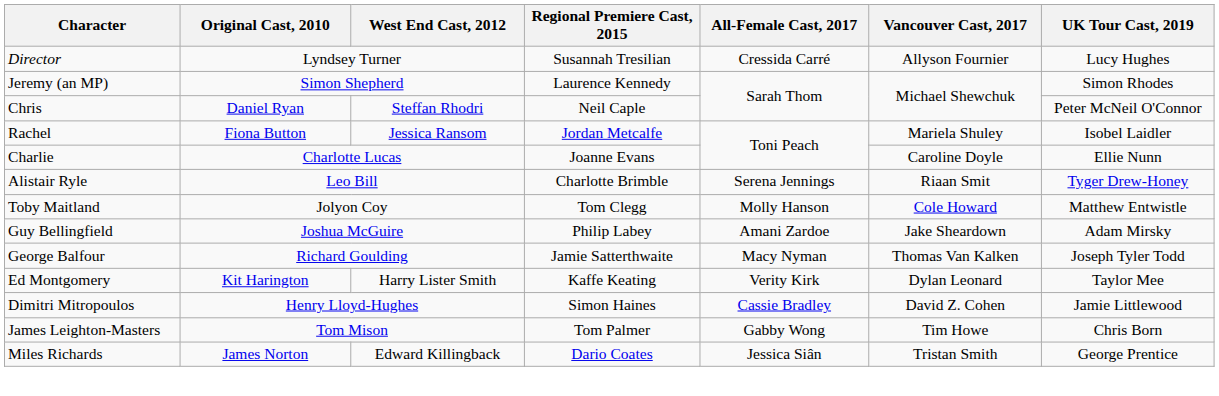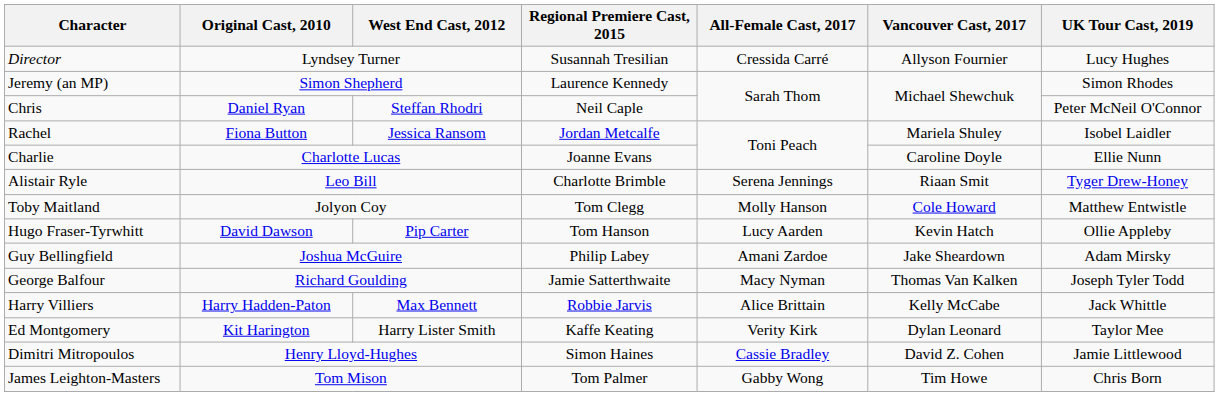+ row: (76, 231)
+ row: (51, 305)
- row: (55, 354)
